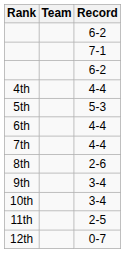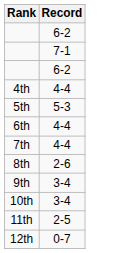- column: (57, 13)
